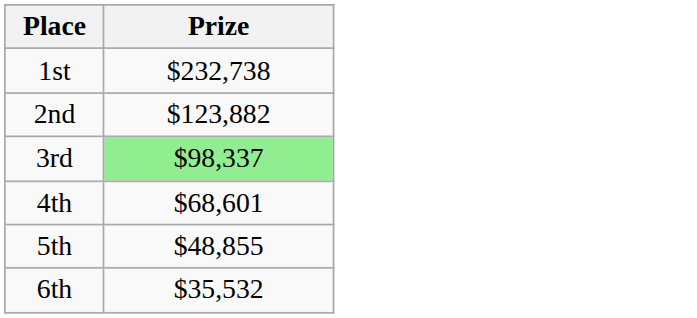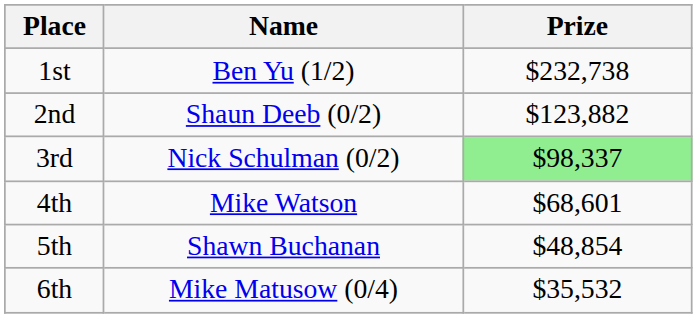+ column: (283, 26)
(219, 245) $48,855 -> (577, 245) $48,854
